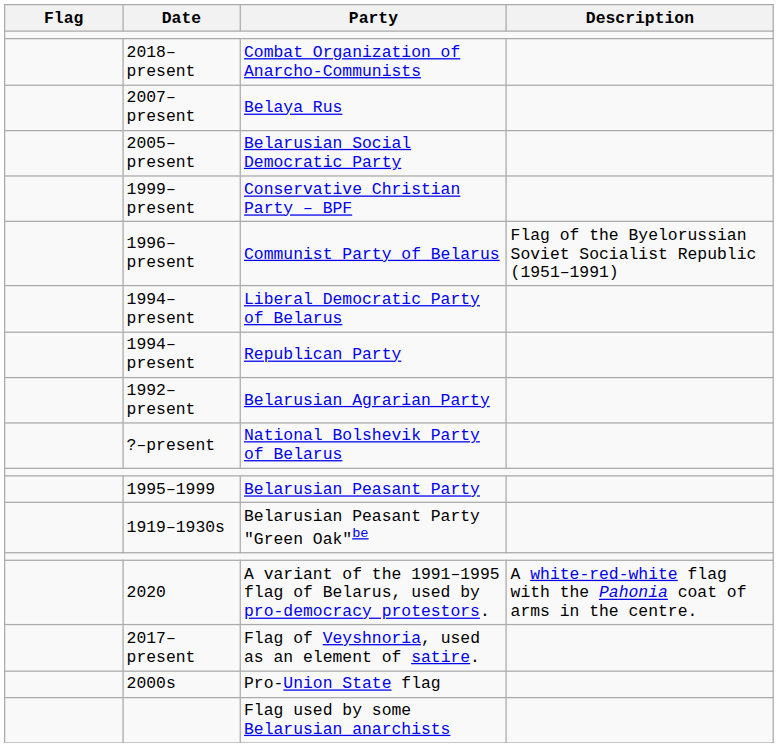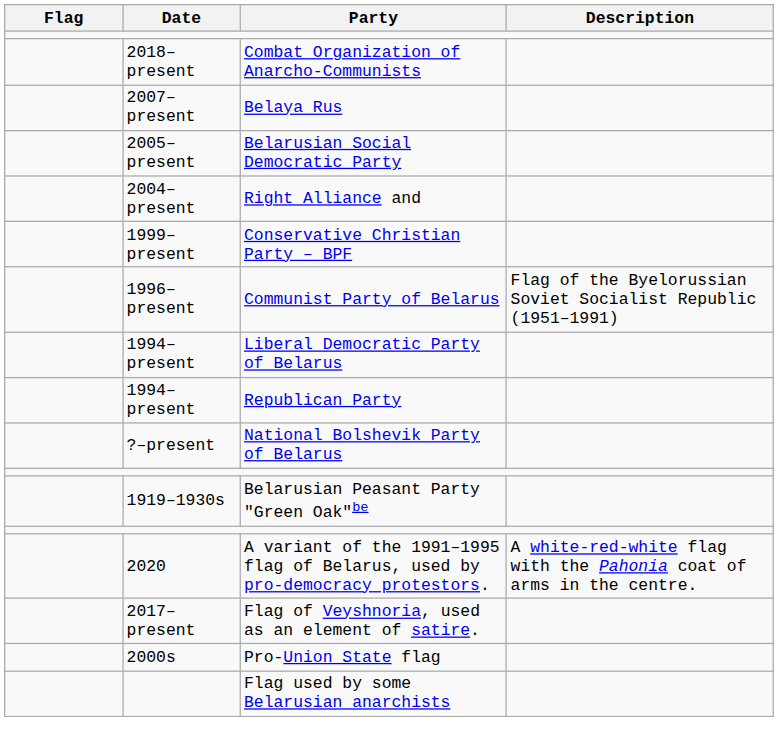+ row: (161, 199)
- row: (161, 400)
- row: (171, 490)
